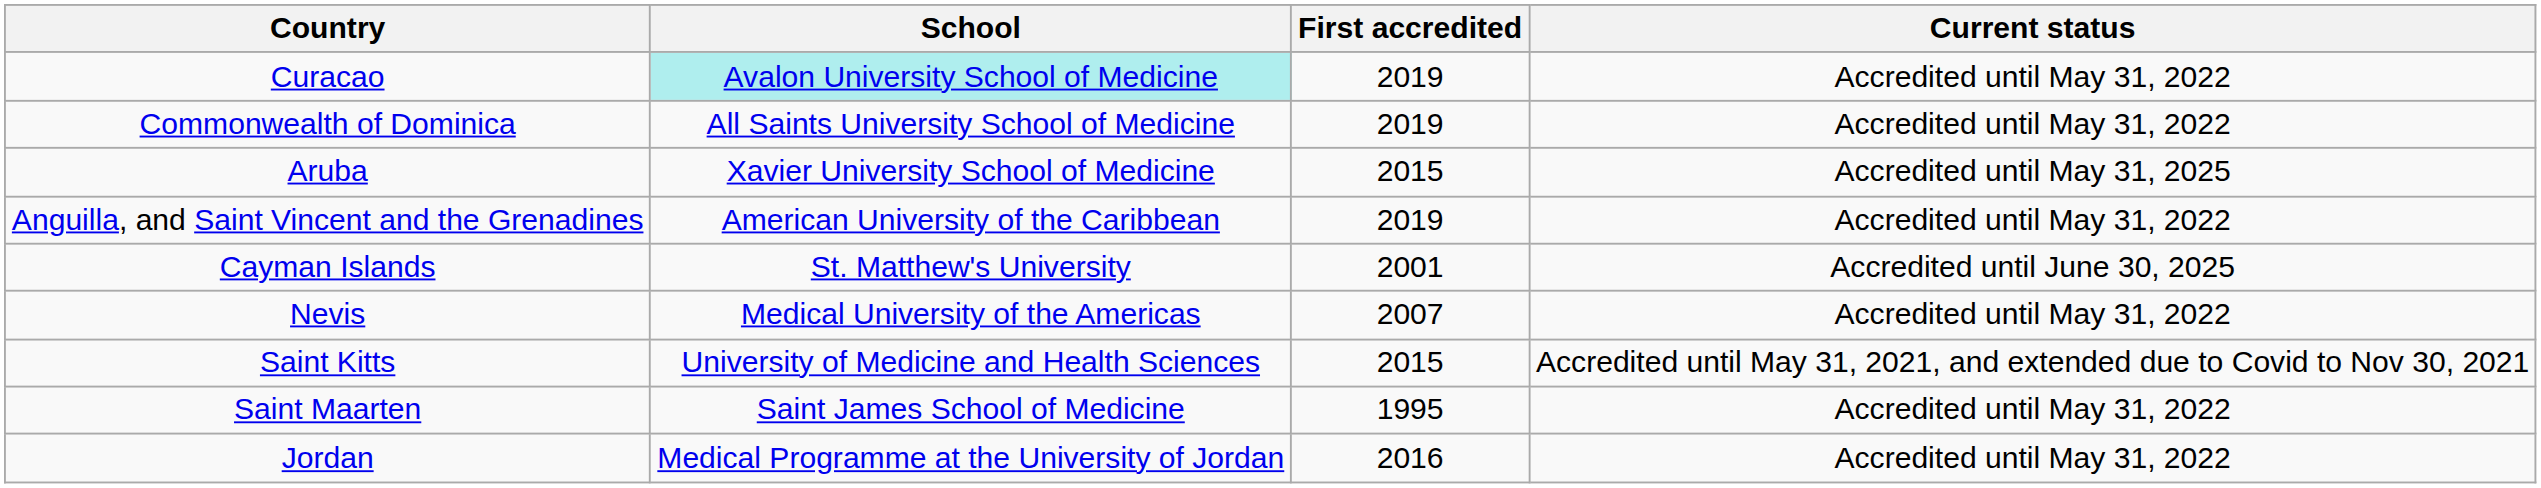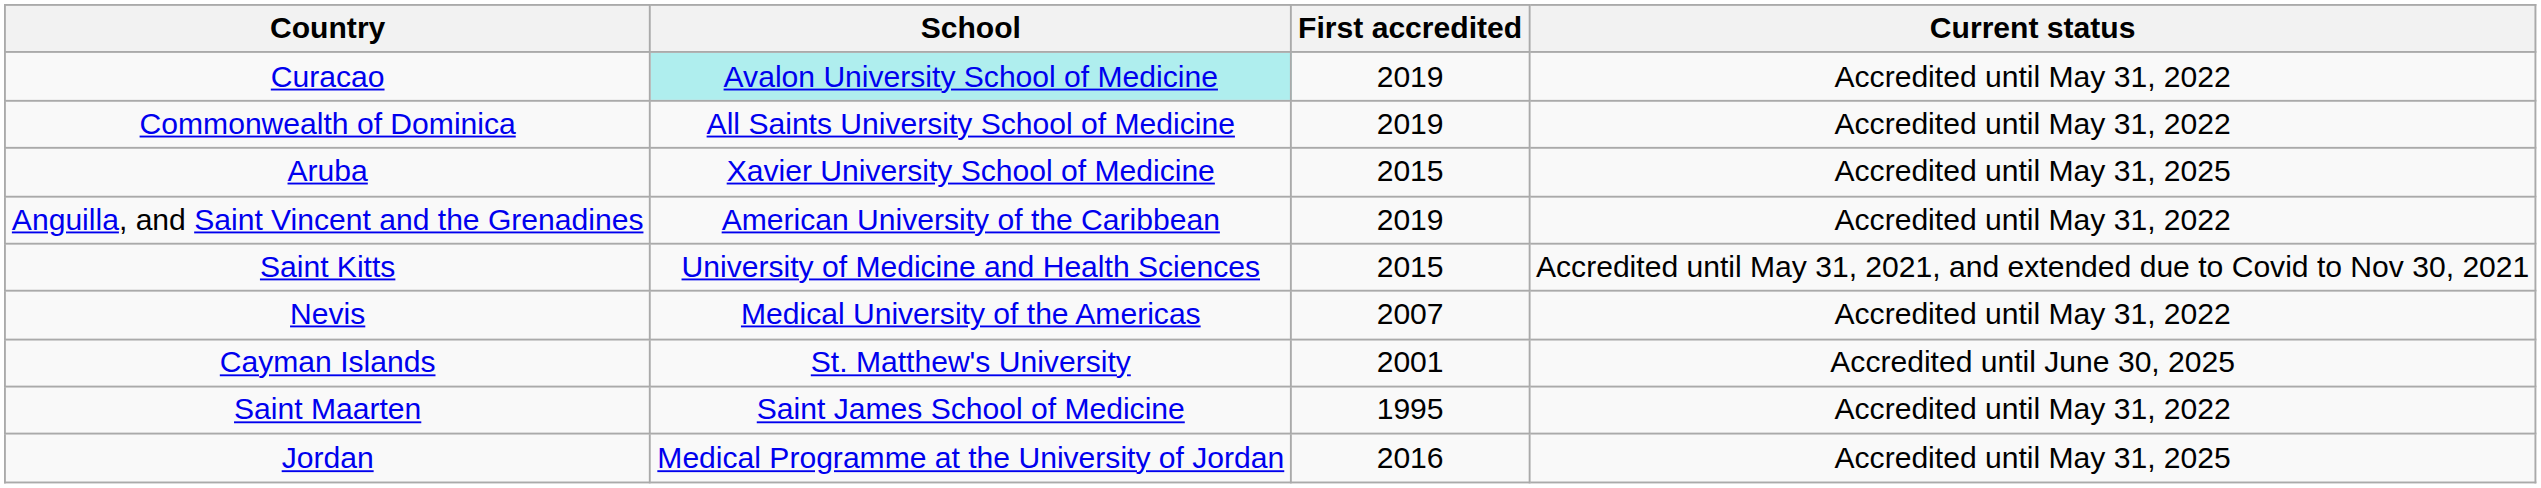rows swapped: (328, 266) <-> (328, 362)
(2033, 457) Accredited until May 31, 2022 -> (2033, 457) Accredited until May 31, 2025
